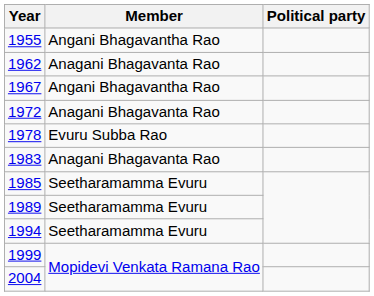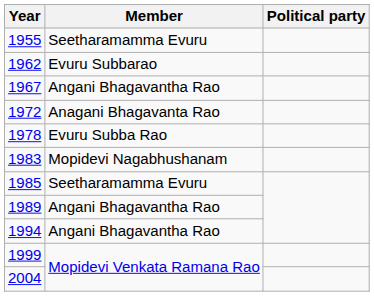(134, 40) Angani Bhagavantha Rao -> (128, 40) Seetharamamma Evuru
(134, 64) Anagani Bhagavanta Rao -> (103, 64) Evuru Subbarao
(134, 159) Anagani Bhagavanta Rao -> (138, 159) Mopidevi Nagabhushanam
(128, 207) Seetharamamma Evuru -> (134, 207) Angani Bhagavantha Rao
(128, 231) Seetharamamma Evuru -> (134, 231) Angani Bhagavantha Rao
